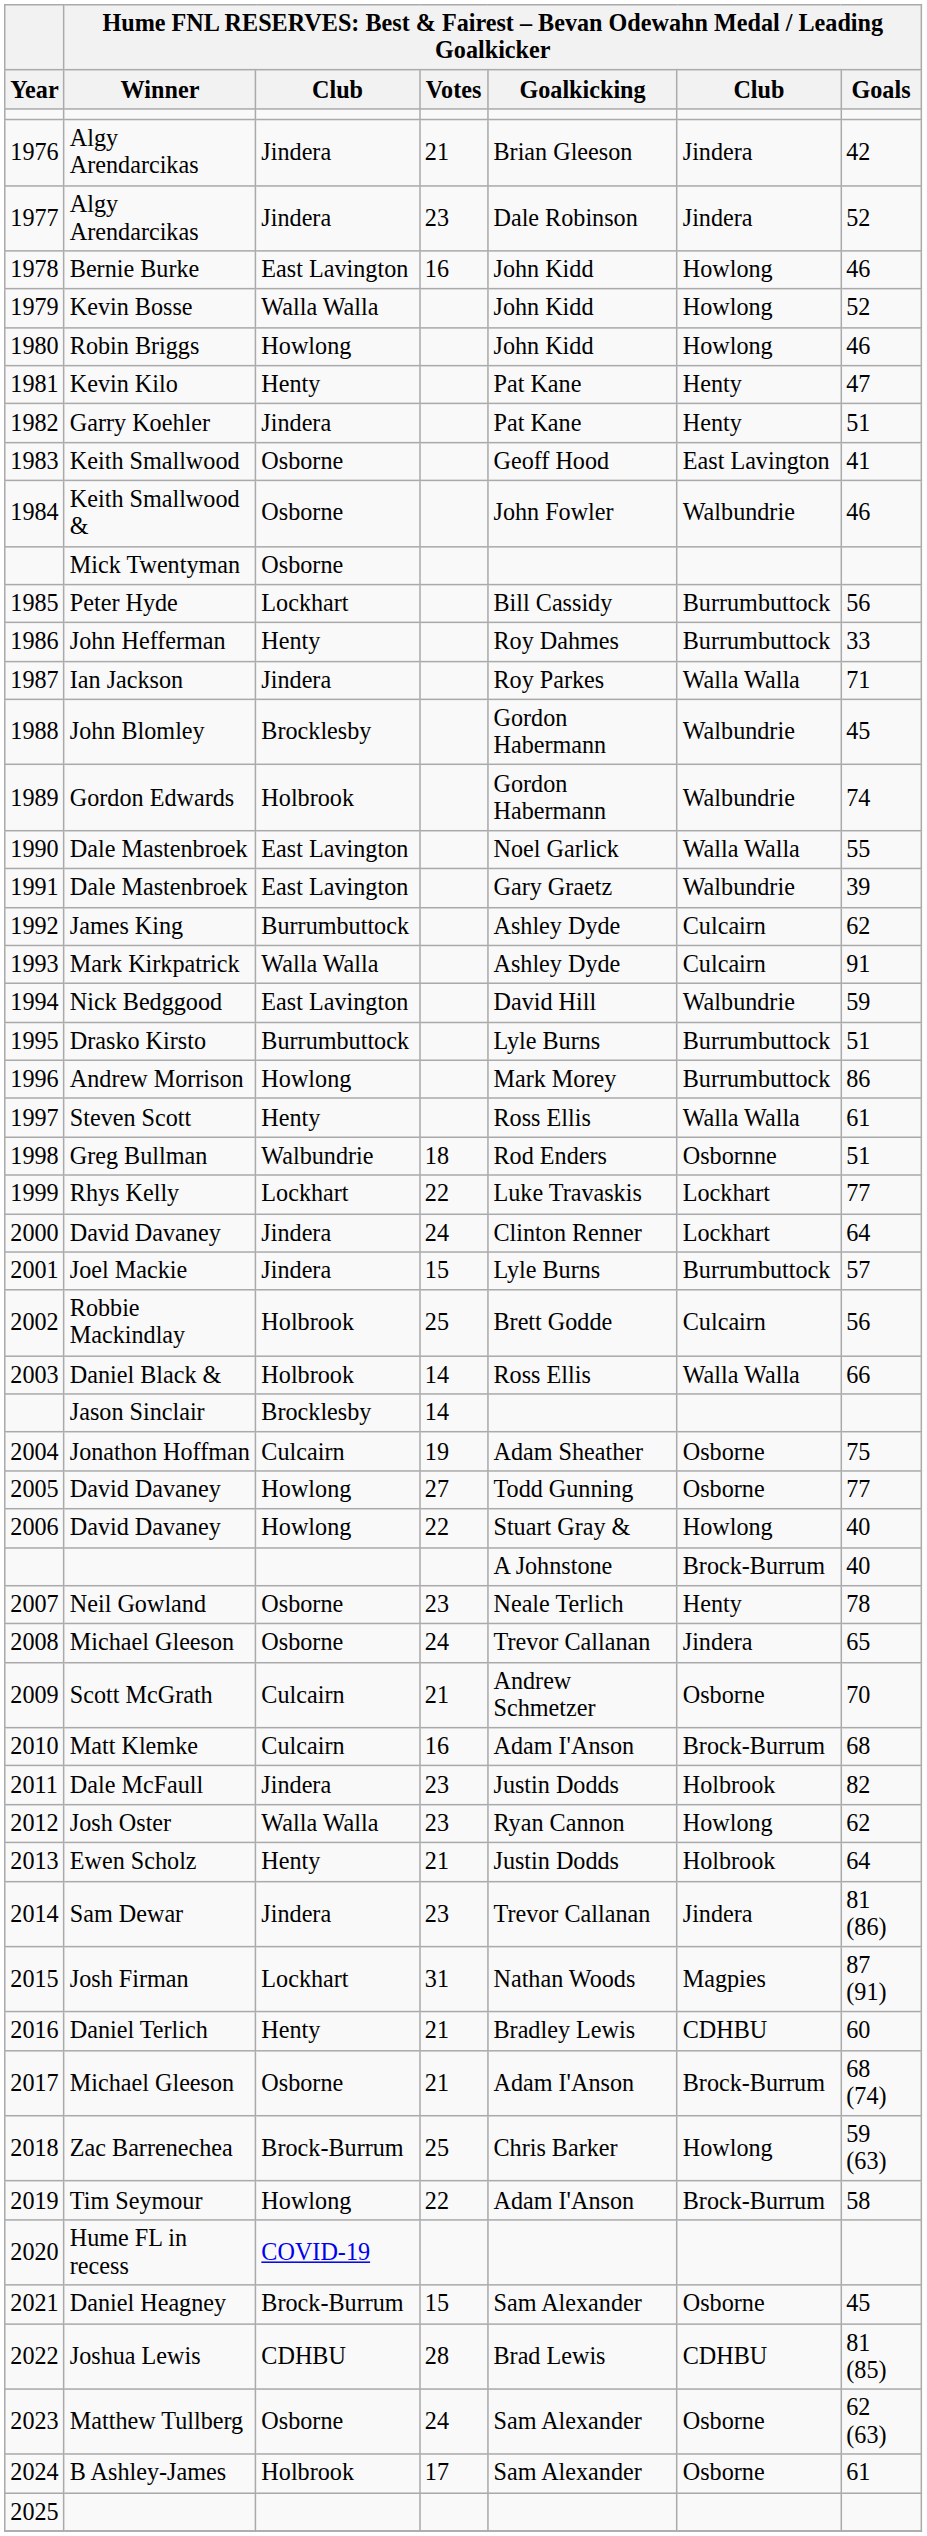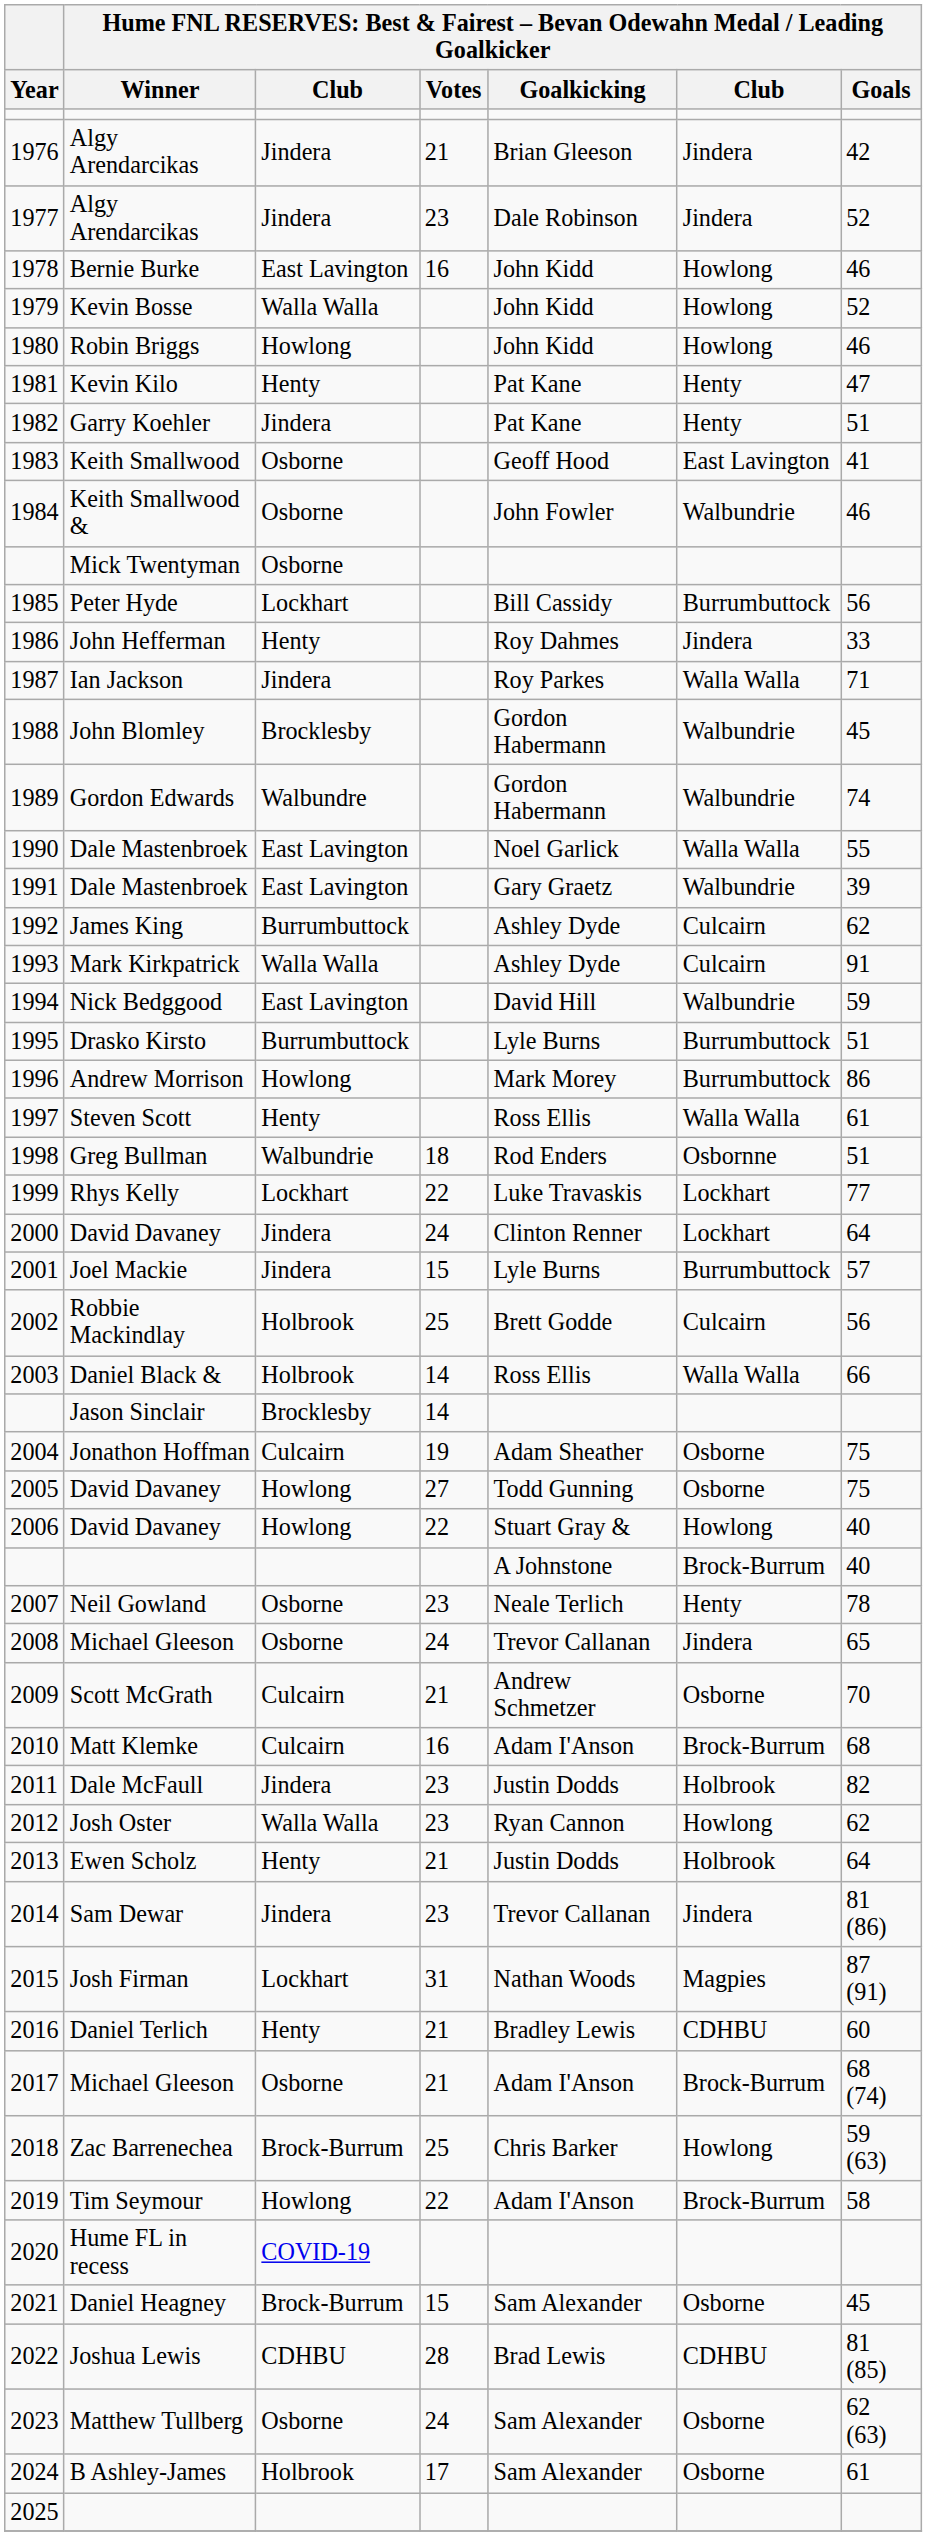(757, 641) Burrumbuttock -> (718, 641) Jindera
(308, 797) Holbrook -> (314, 797) Walbundre
(858, 1489) 77 -> (858, 1489) 75
